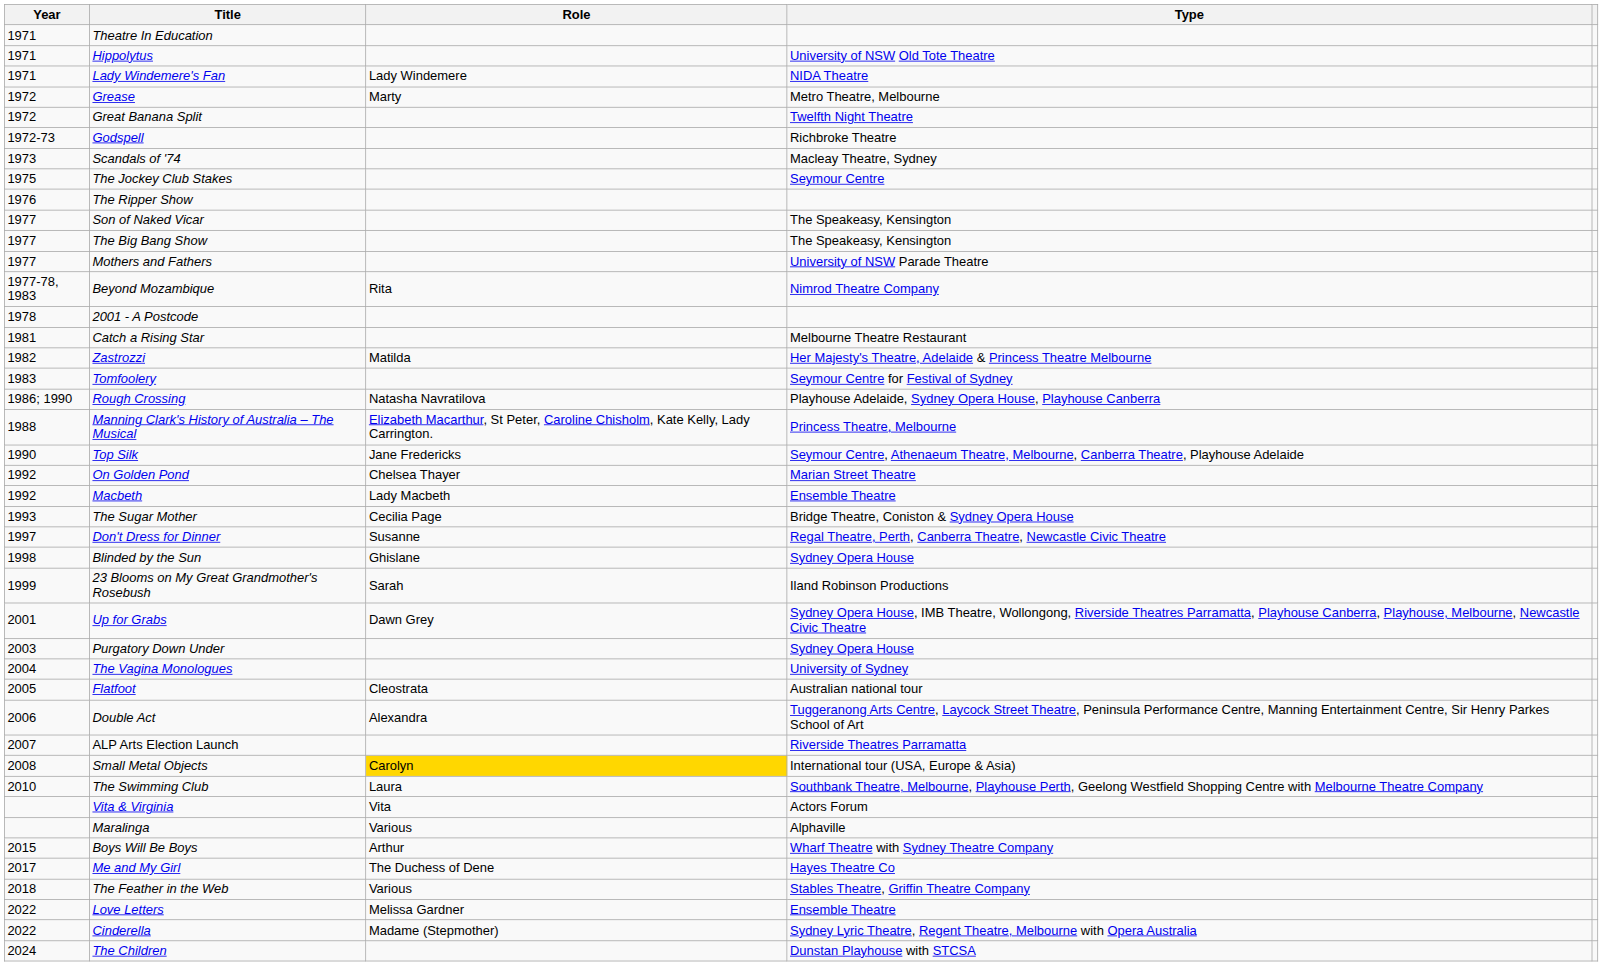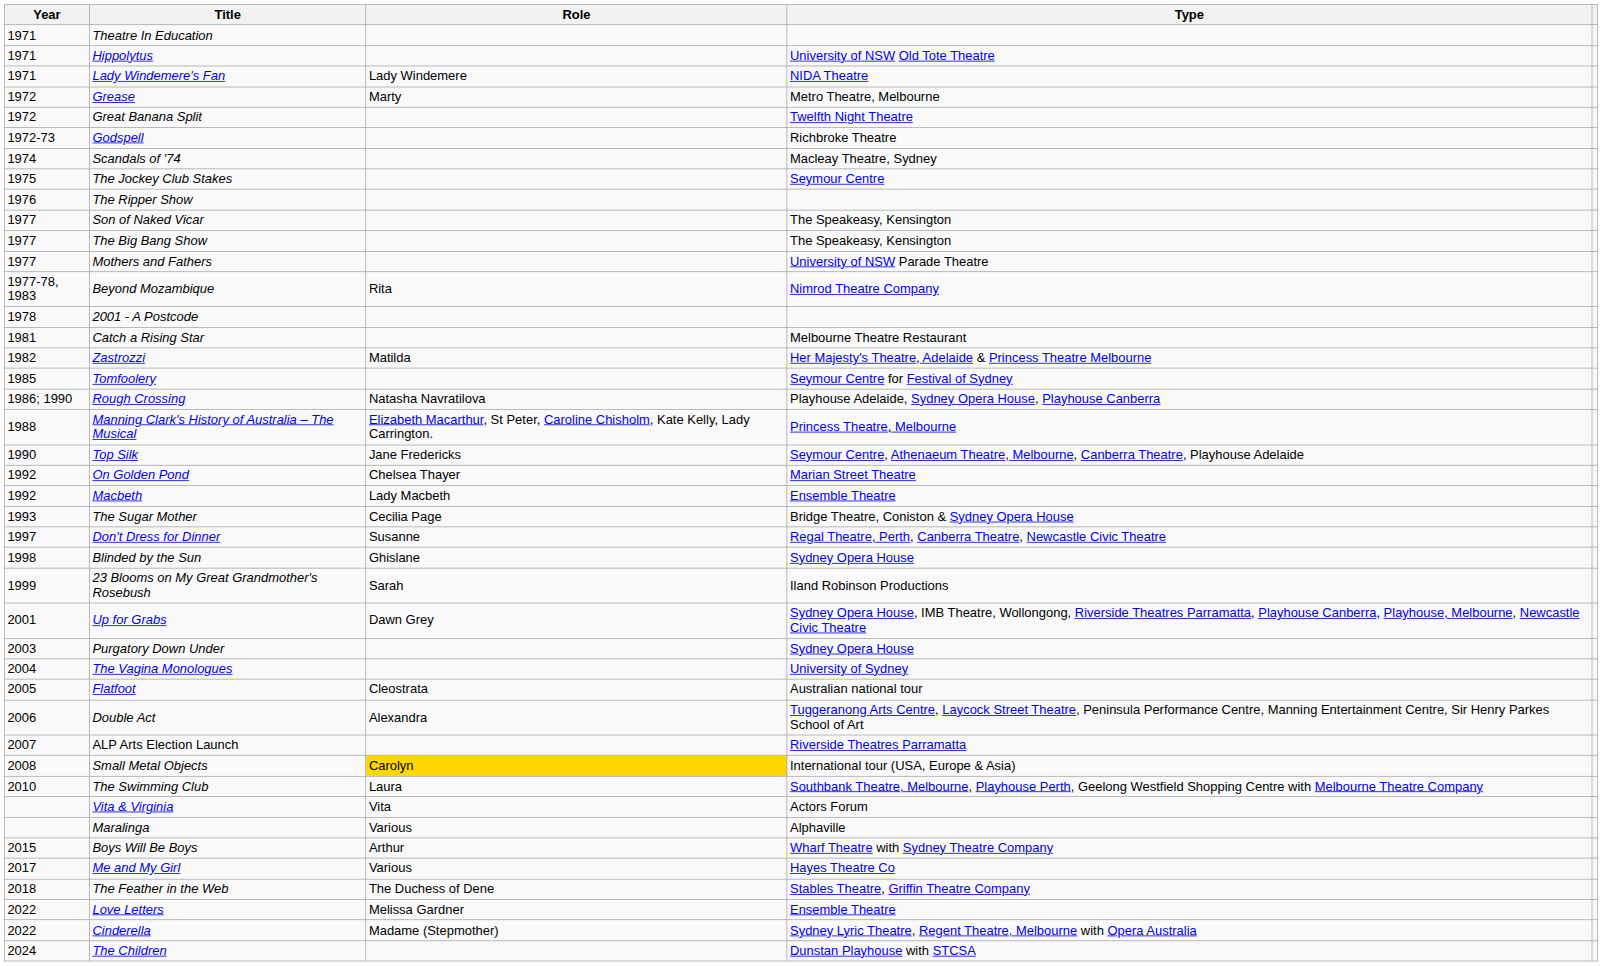(22, 158) 1973 -> (22, 158) 1974
(22, 378) 1983 -> (22, 378) 1985
(432, 868) The Duchess of Dene -> (390, 868) Various
(390, 889) Various -> (432, 889) The Duchess of Dene
